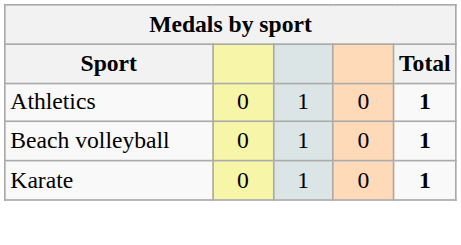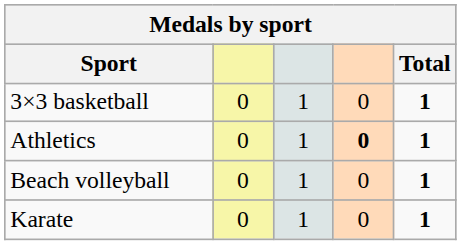+ row: (80, 102)
(363, 102) normal -> (363, 141) bold
